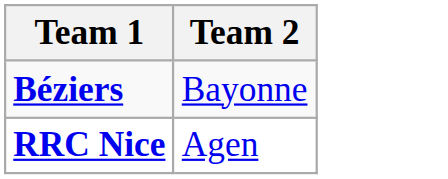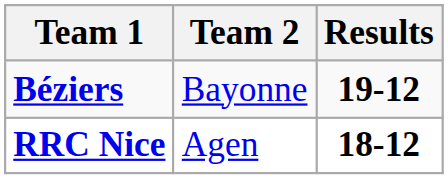+ column: (379, 32)
